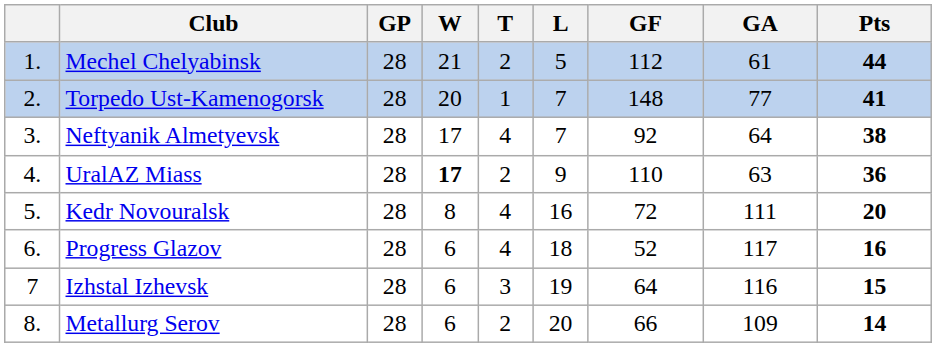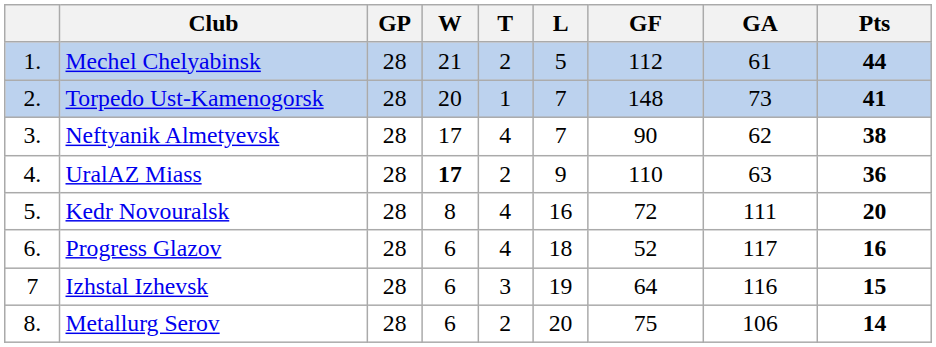(760, 98) 77 -> (760, 98) 73
(645, 135) 92 -> (645, 135) 90
(760, 135) 64 -> (760, 135) 62
(645, 323) 66 -> (645, 323) 75
(760, 323) 109 -> (760, 323) 106
